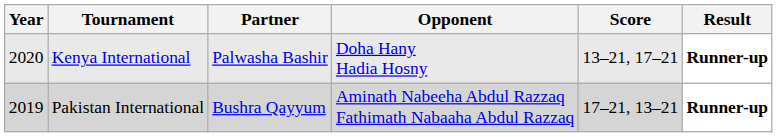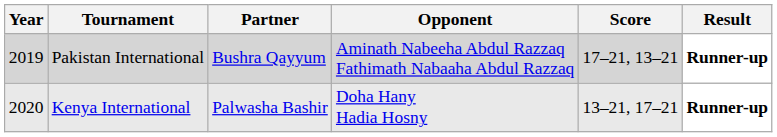rows swapped: (128, 107) <-> (121, 58)
